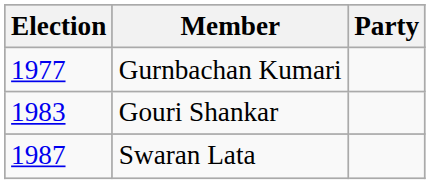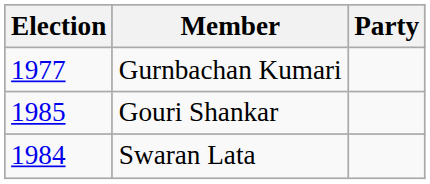(38, 112) 1983 -> (38, 112) 1985
(38, 155) 1987 -> (38, 155) 1984
